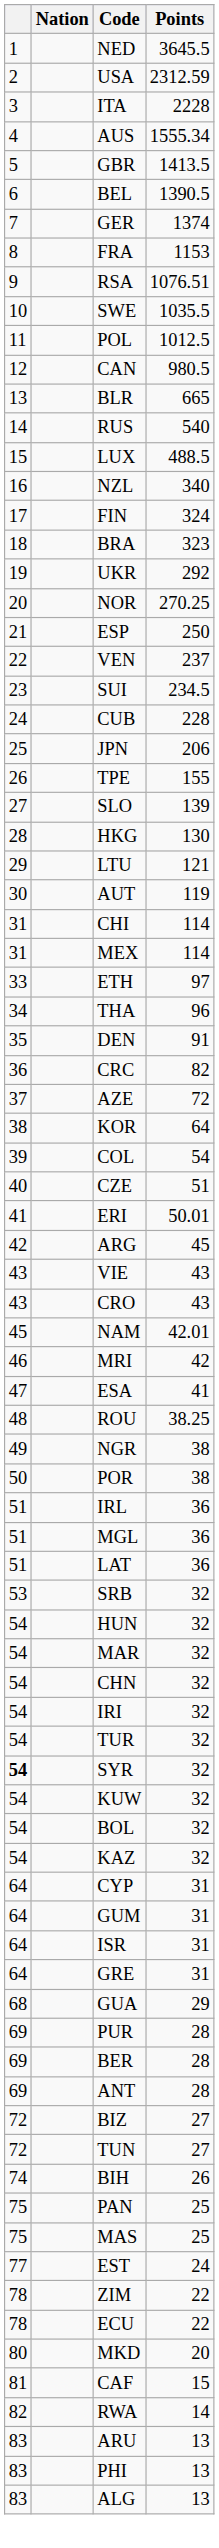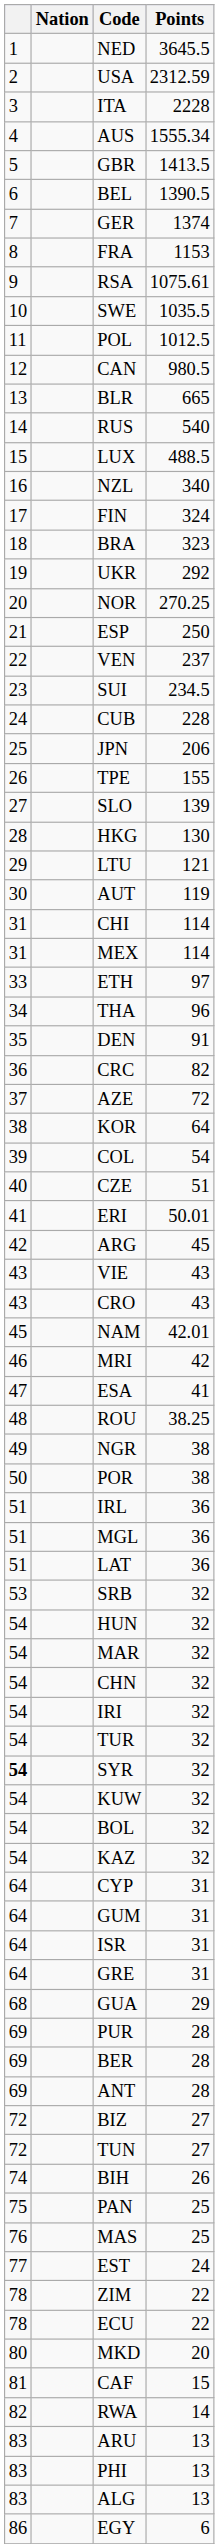(180, 281) 1076.51 -> (180, 281) 1075.61
(18, 2236) 75 -> (18, 2236) 76
+ row: (116, 2528)
